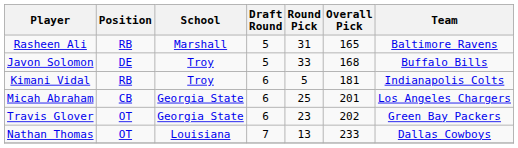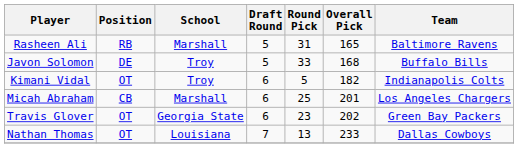(125, 80) RB -> (125, 80) OT
(349, 80) 181 -> (349, 80) 182
(201, 98) Georgia State -> (201, 98) Marshall
